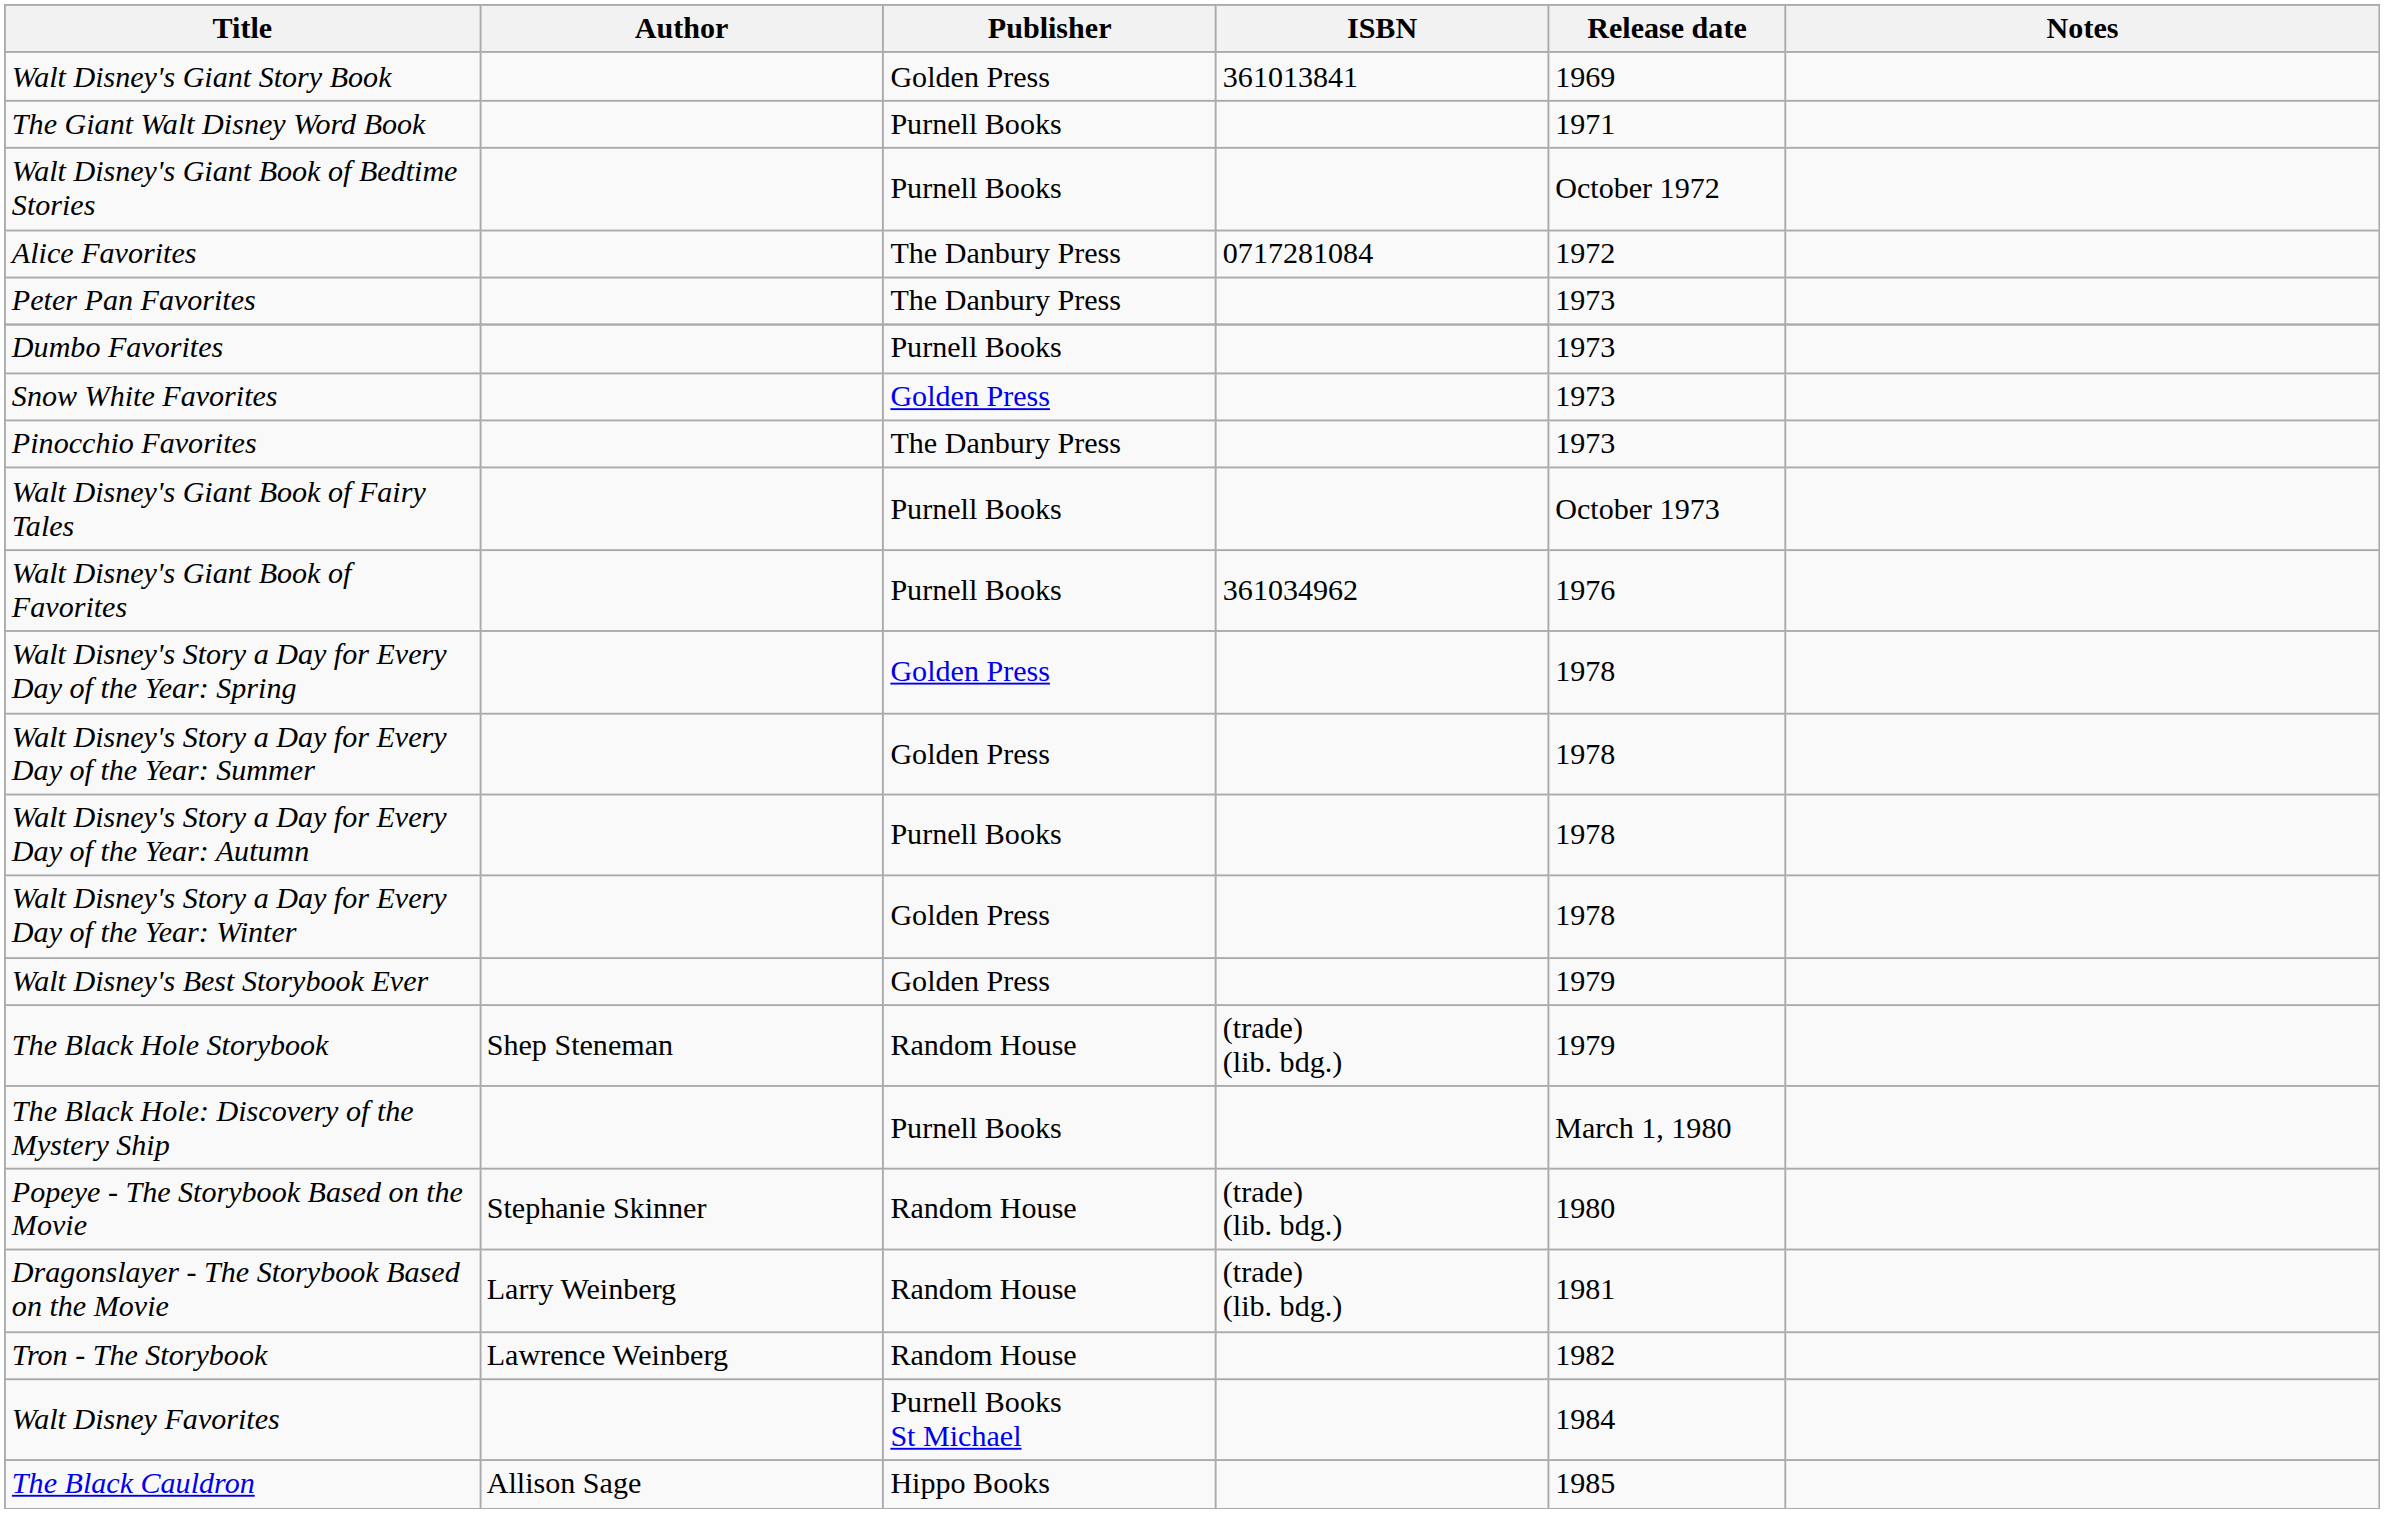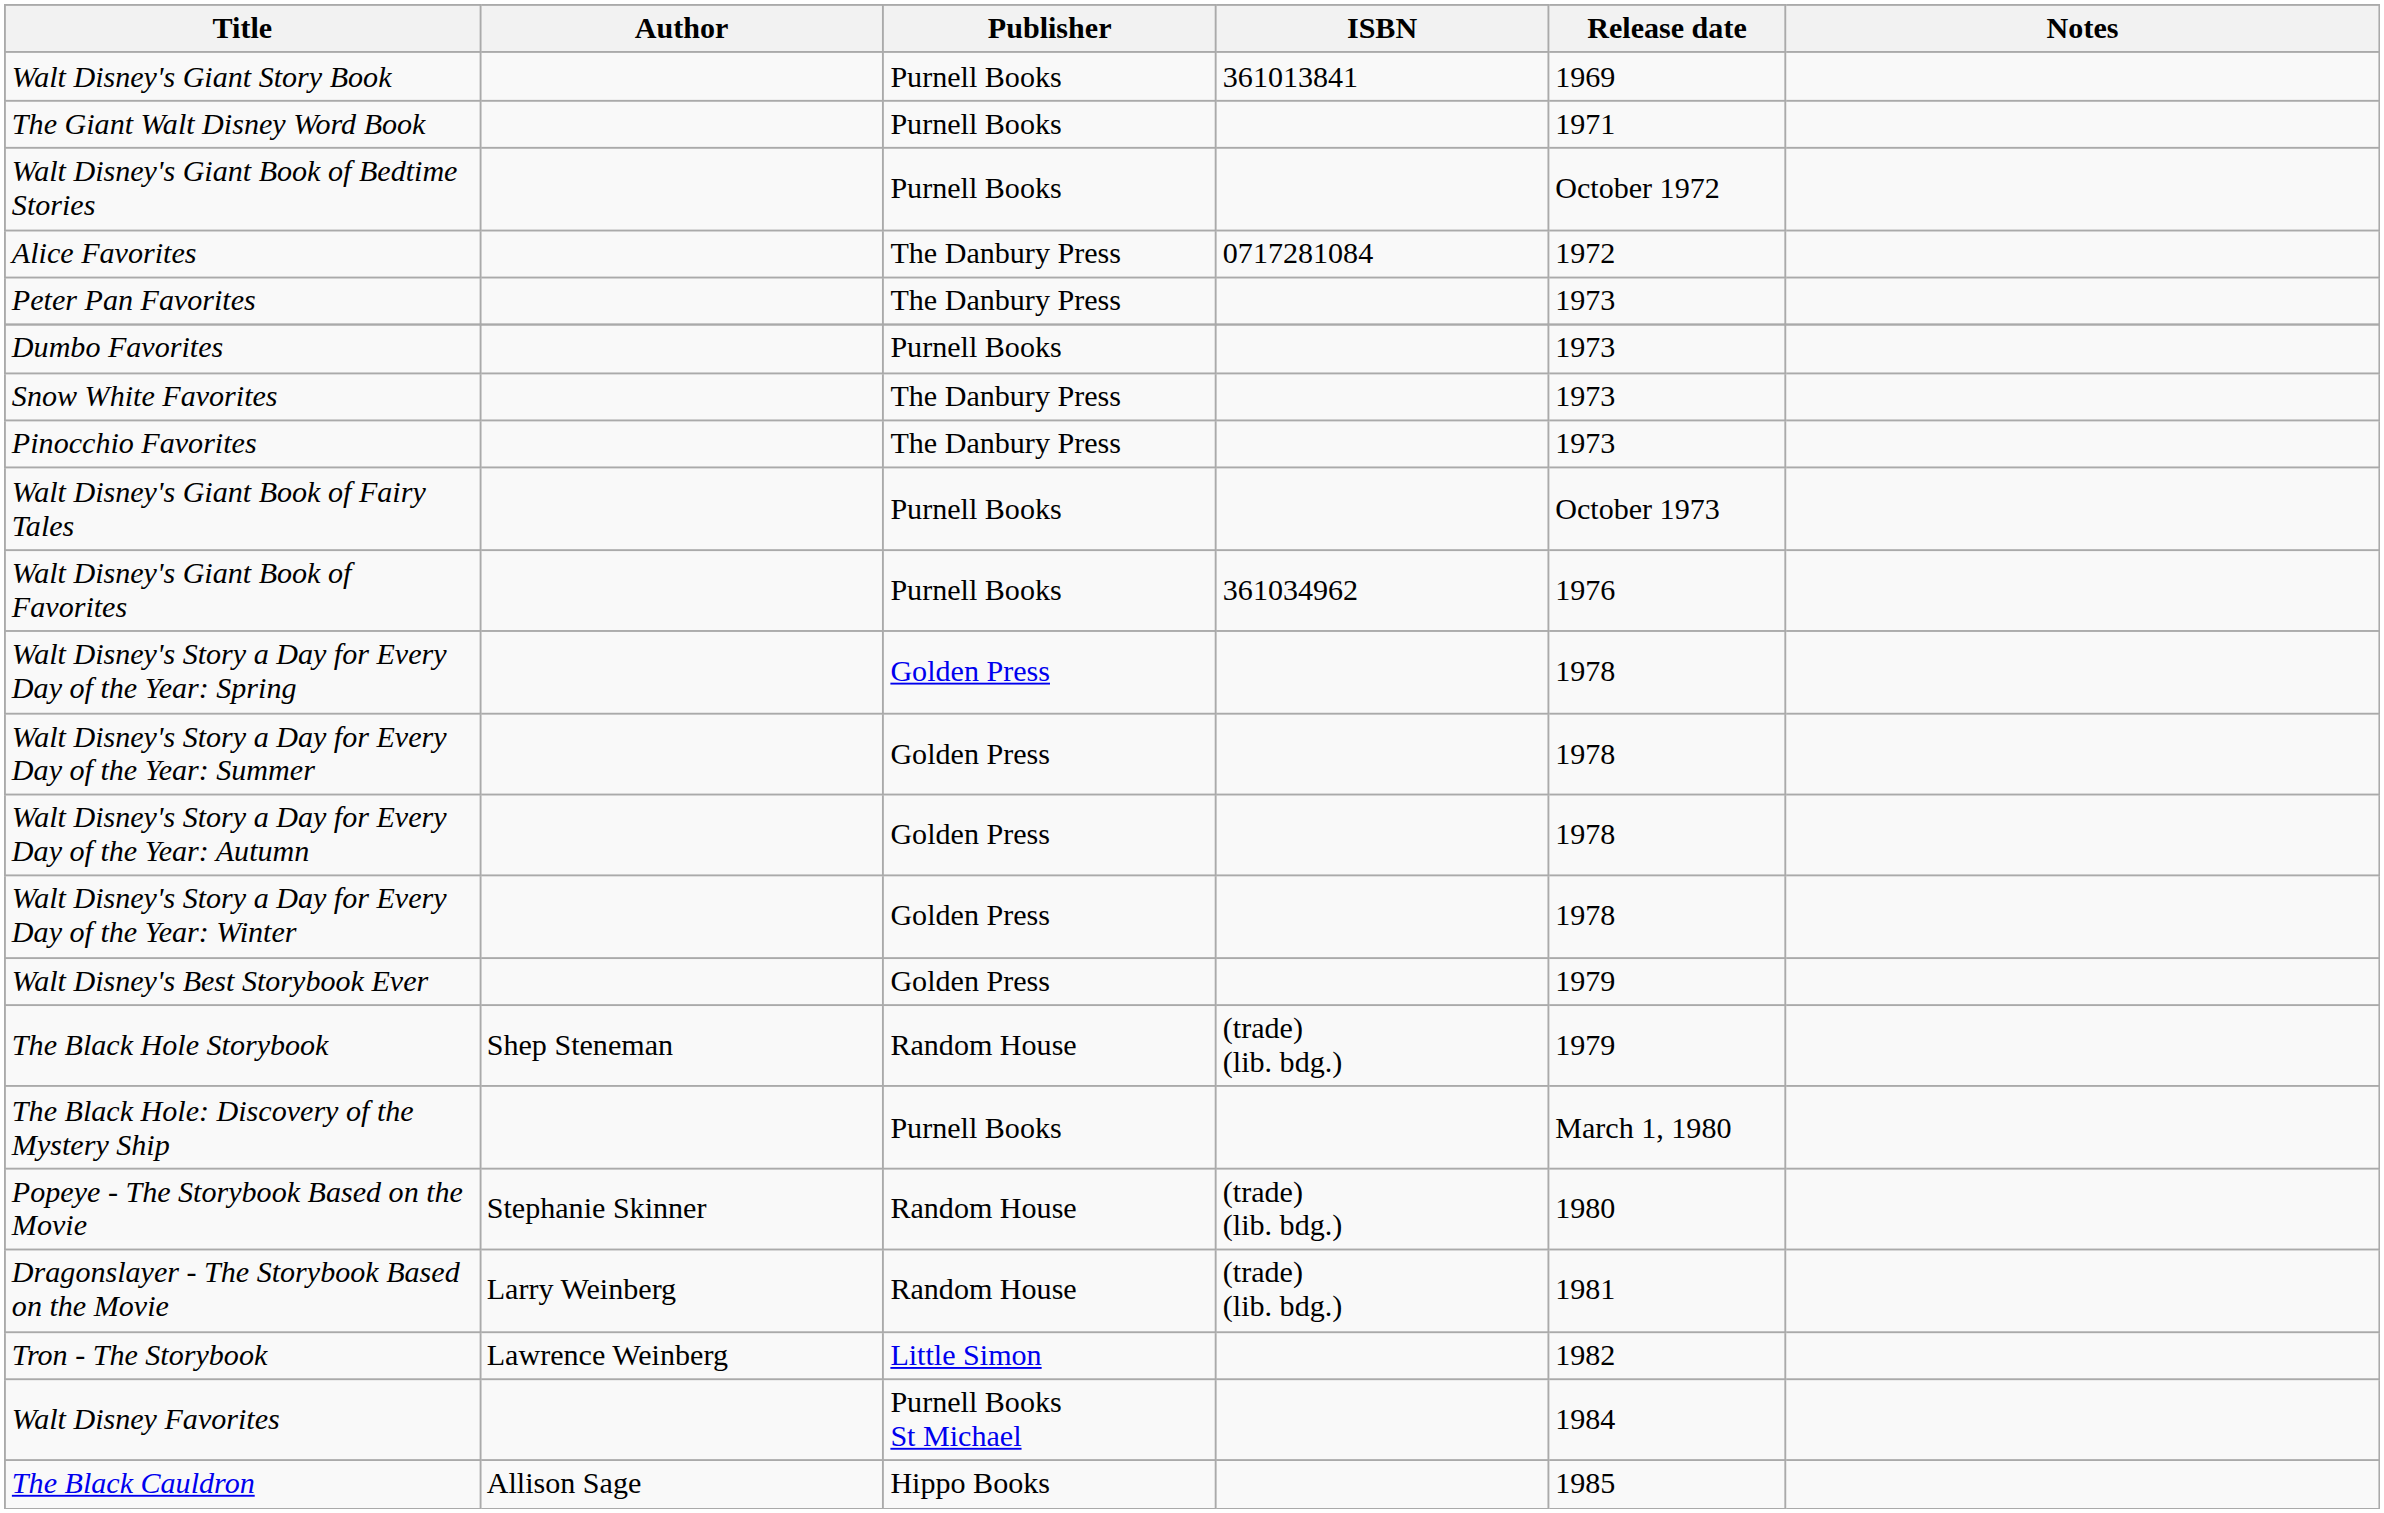(970, 76) Golden Press -> (976, 76) Purnell Books
(970, 396) Golden Press -> (1006, 396) The Danbury Press
(976, 834) Purnell Books -> (970, 834) Golden Press
(984, 1354) Random House -> (966, 1354) Little Simon
